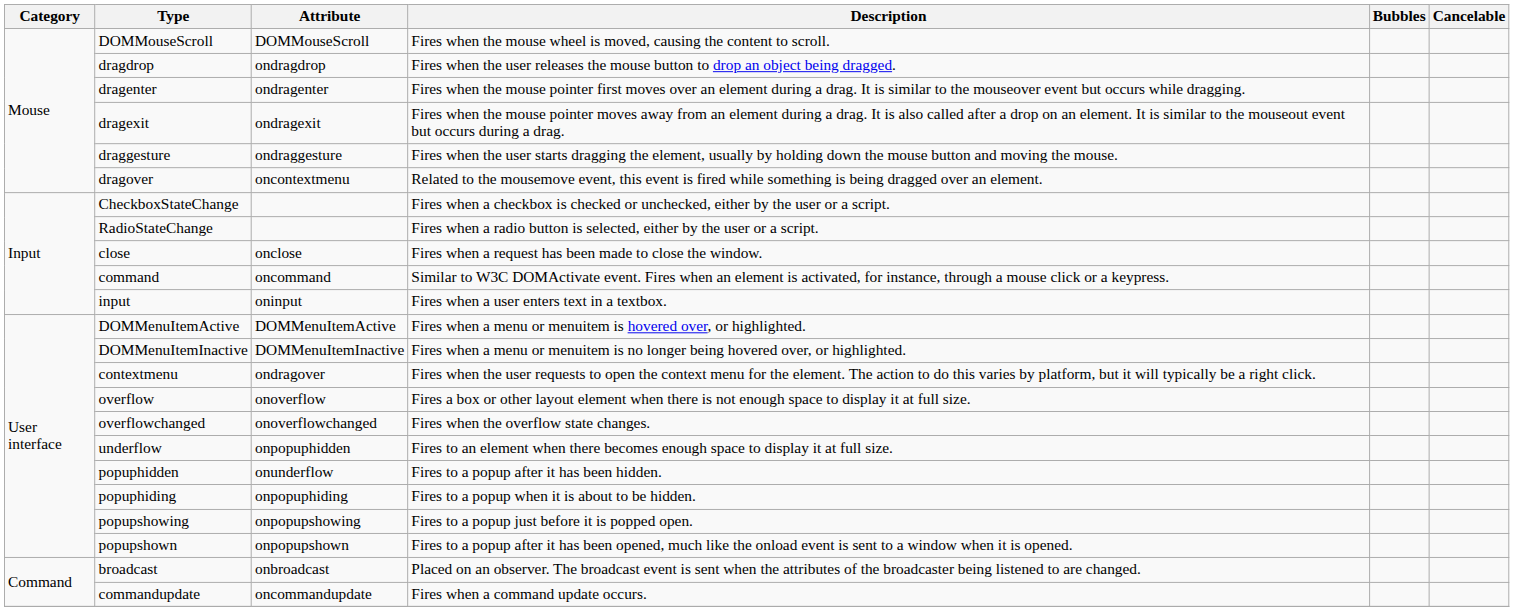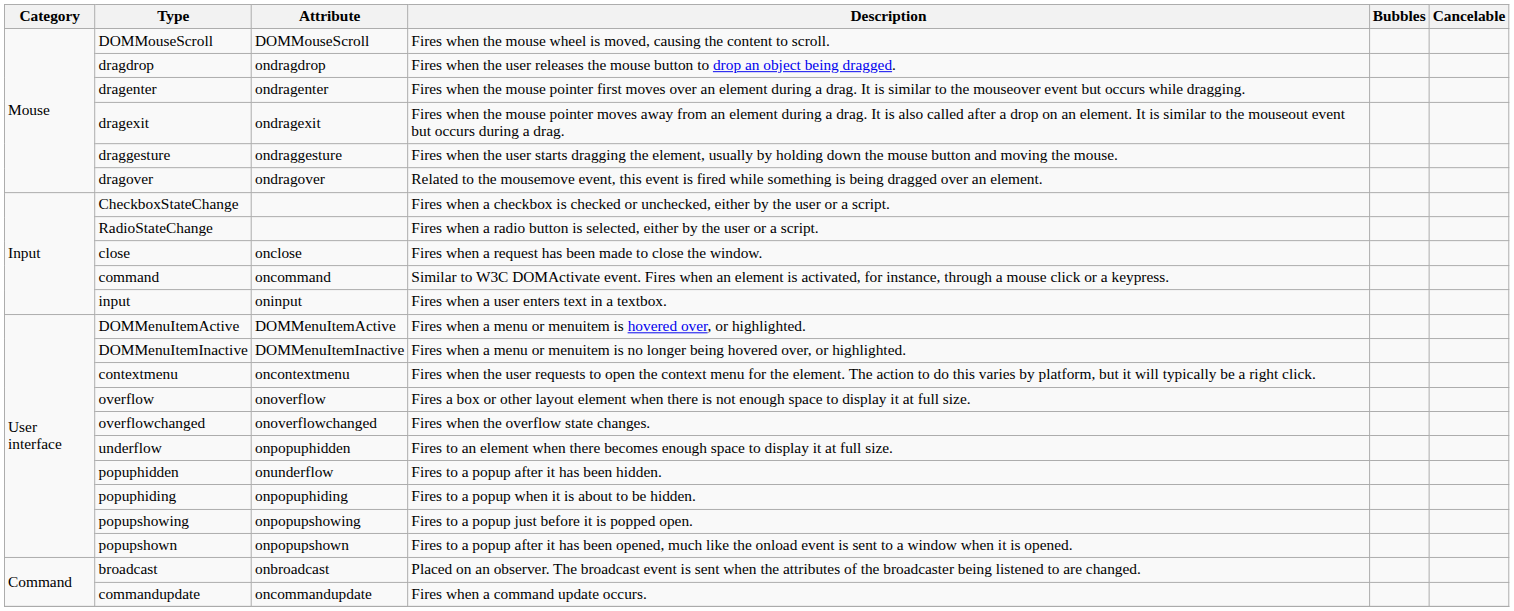(302, 180) oncontextmenu -> (290, 180) ondragover
(290, 374) ondragover -> (302, 374) oncontextmenu
